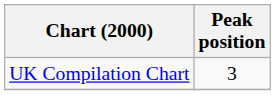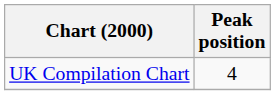(232, 73) 3 -> (232, 73) 4
